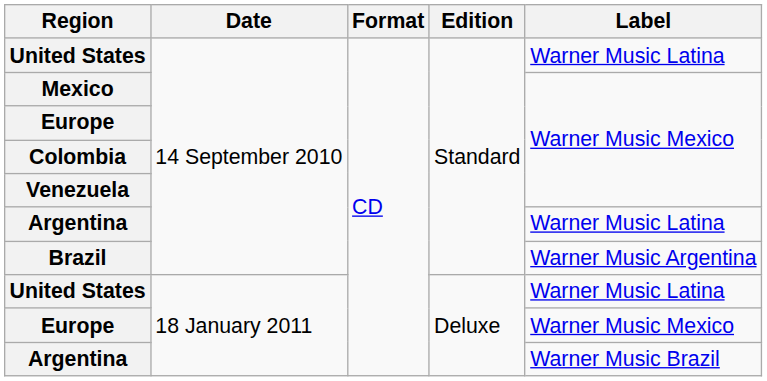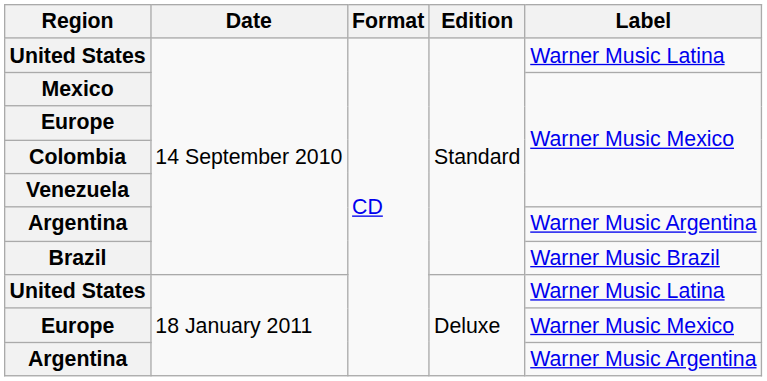(627, 223) Warner Music Latina -> (643, 223) Warner Music Argentina
(643, 257) Warner Music Argentina -> (625, 257) Warner Music Brazil
(625, 358) Warner Music Brazil -> (643, 358) Warner Music Argentina
